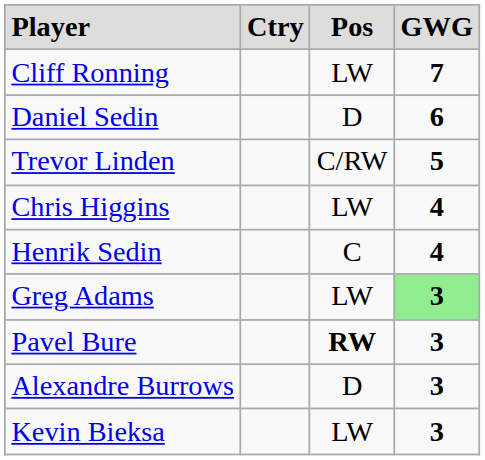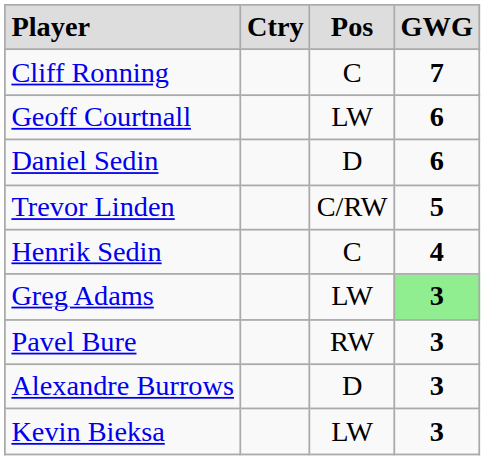(352, 71) LW -> (352, 71) C
+ row: (101, 116)
- row: (90, 206)
(352, 341) bold -> (352, 341) normal
